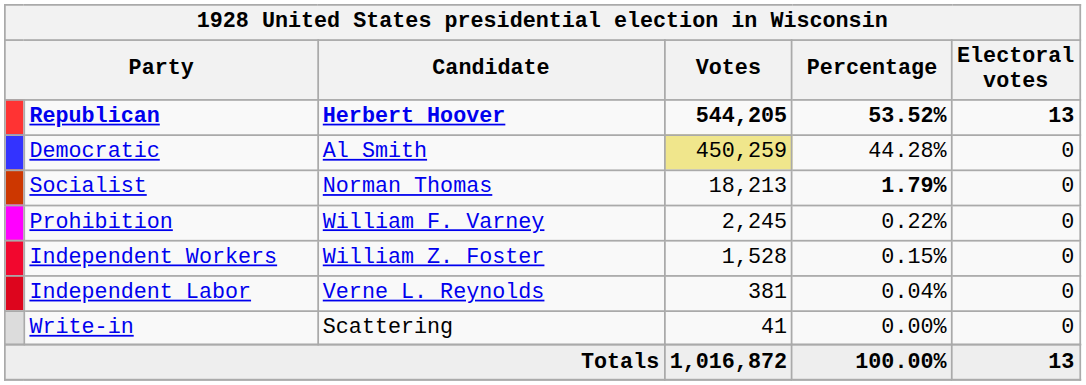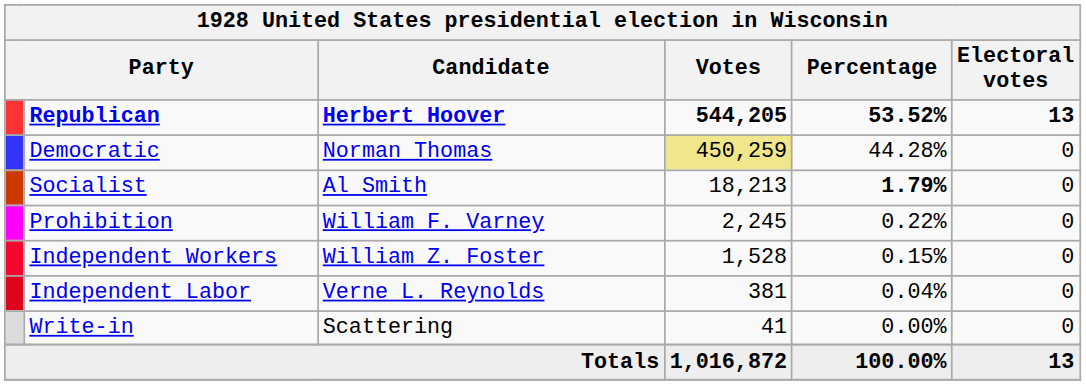(375, 153) Al Smith -> (408, 153) Norman Thomas
(408, 188) Norman Thomas -> (375, 188) Al Smith
